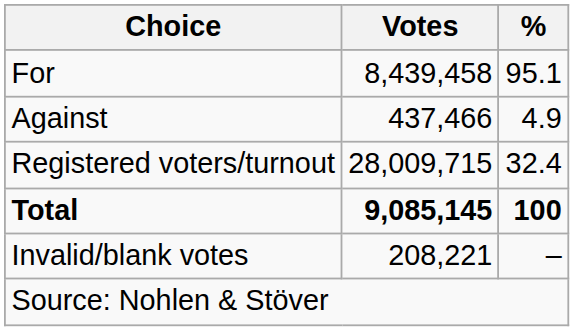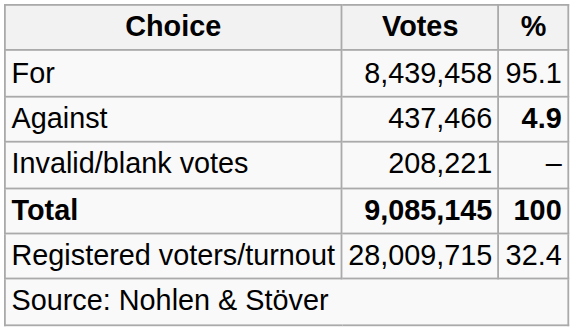(542, 118) normal -> (542, 118) bold
rows swapped: (130, 255) <-> (173, 164)
